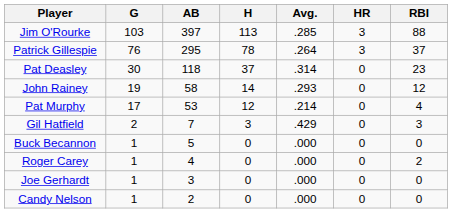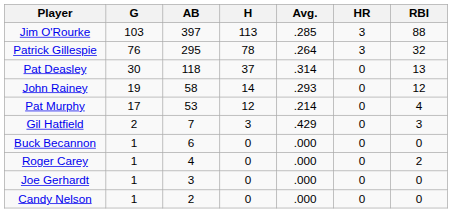(419, 50) 37 -> (419, 50) 32
(419, 69) 23 -> (419, 69) 13
(191, 143) 5 -> (191, 143) 6
